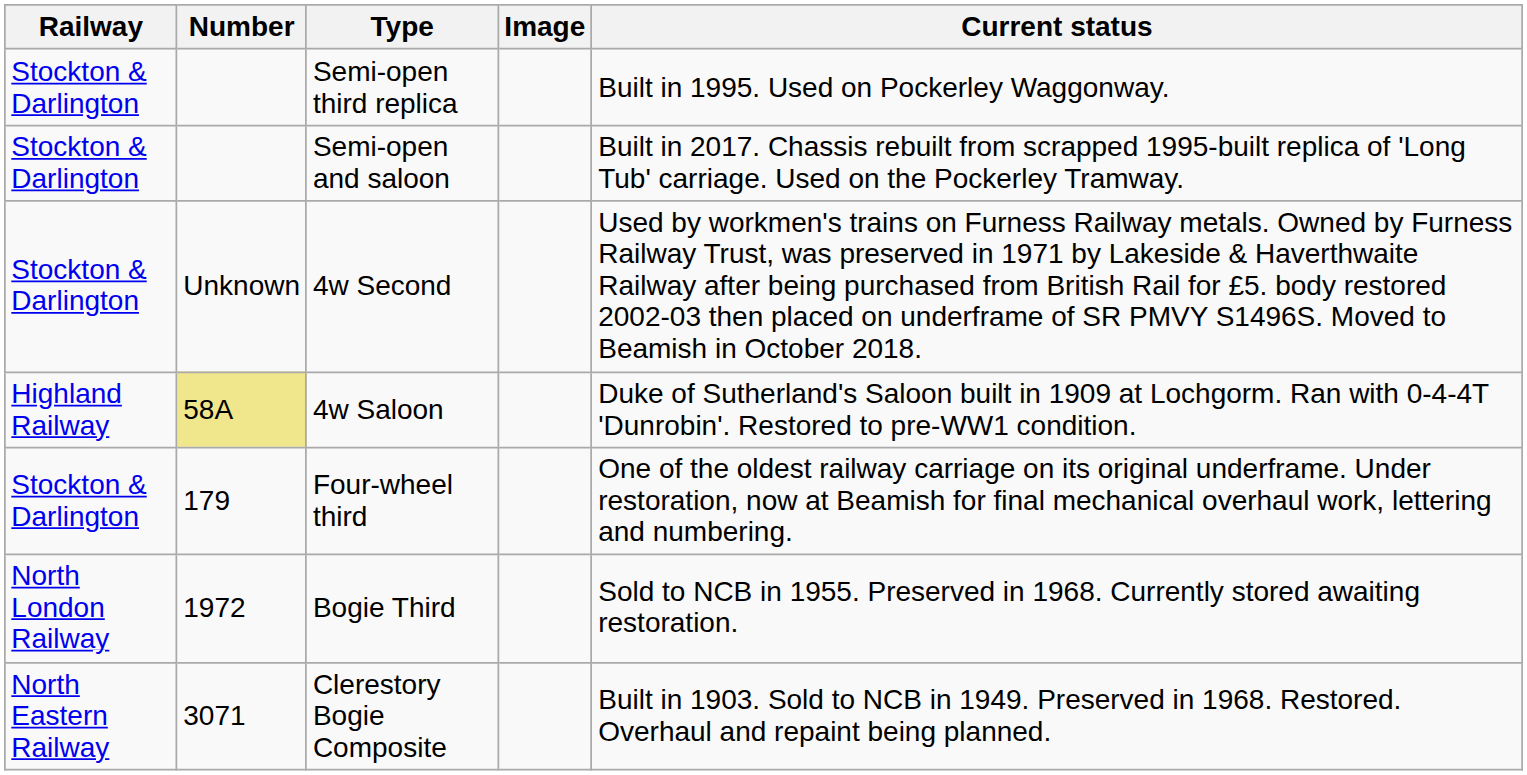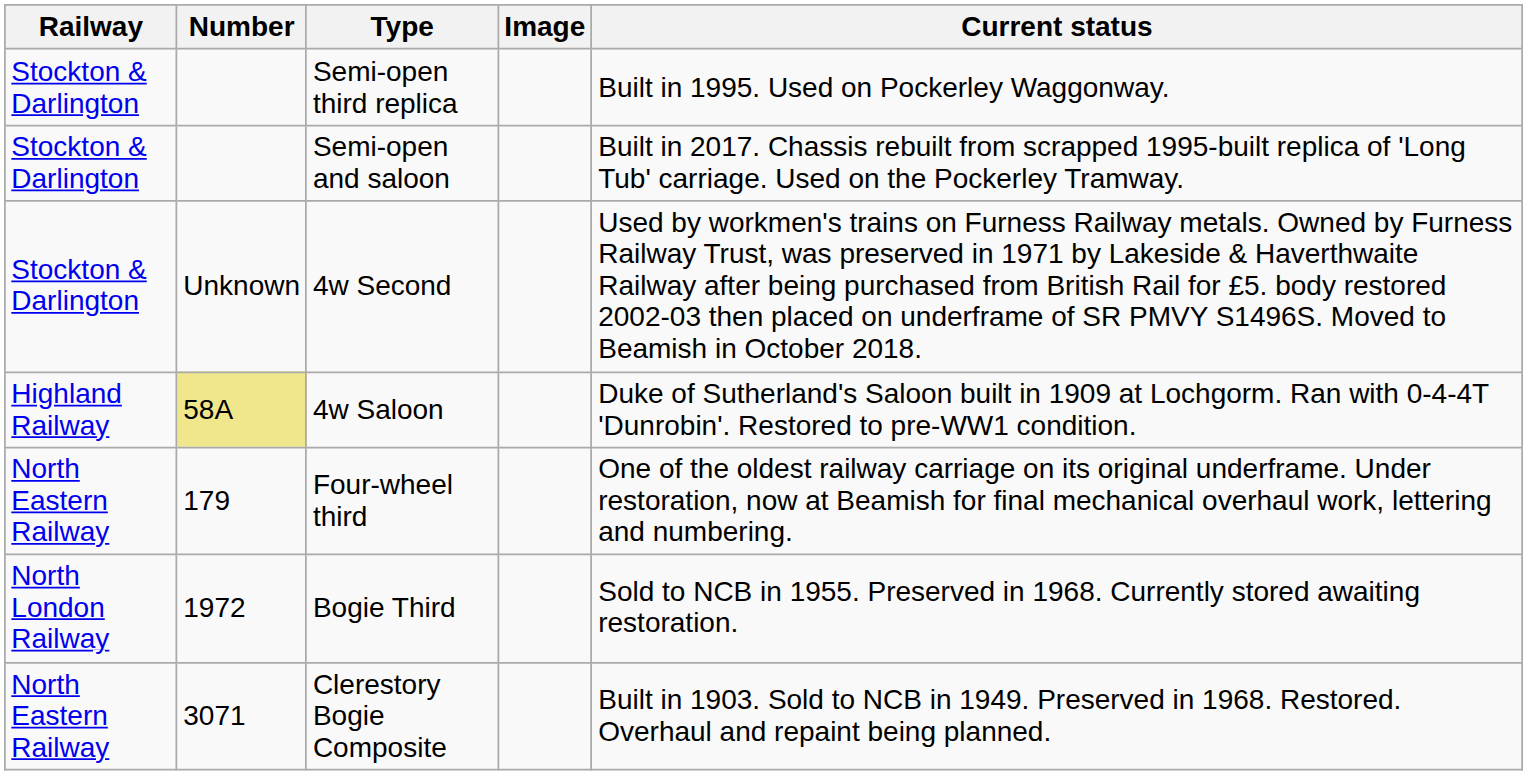(79, 500) Stockton & Darlington -> (60, 500) North Eastern Railway
